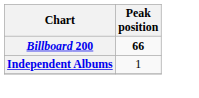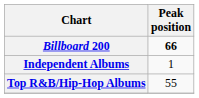+ row: (76, 83)
